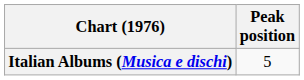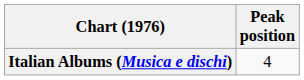(267, 61) 5 -> (267, 61) 4
